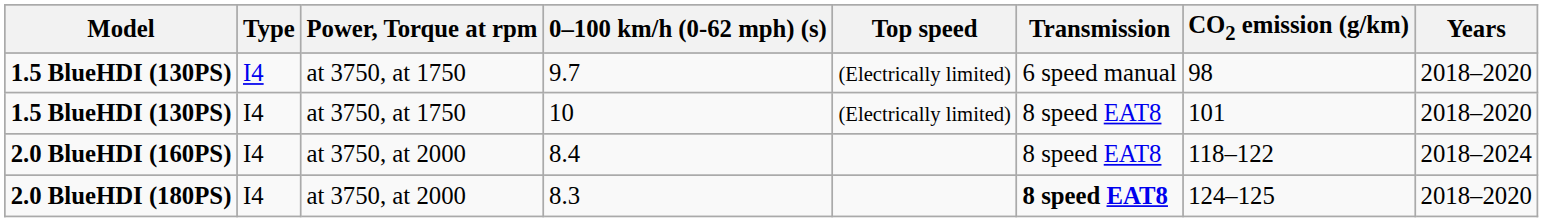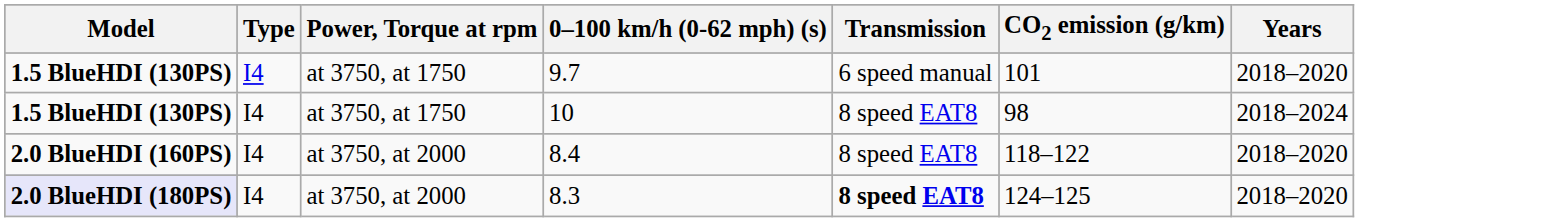- column: (925, 28)
(1201, 72) 98 -> (1023, 72) 101
(1207, 113) 101 -> (1016, 113) 98
(1476, 113) 2018–2020 -> (1292, 113) 2018–2024
(1476, 154) 2018–2024 -> (1292, 154) 2018–2020
(121, 195) no background -> (121, 195) lavender background
